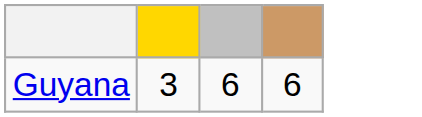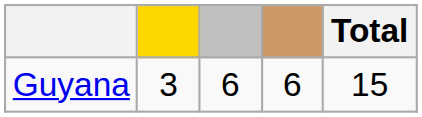+ column: (370, 31)
